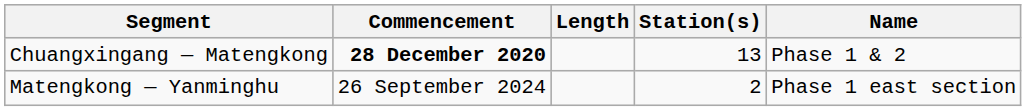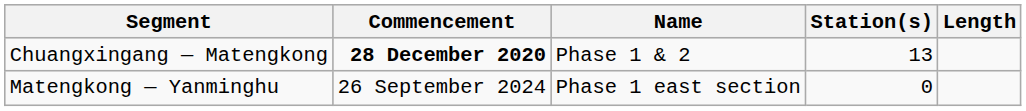columns swapped: (593, 21) <-> (894, 21)
(755, 88) 2 -> (927, 88) 0
